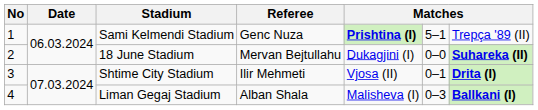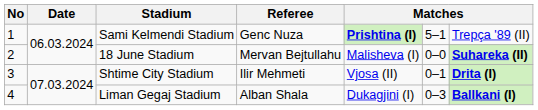(381, 54) Dukagjini (I) -> (383, 54) Malisheva (I)
(383, 94) Malisheva (I) -> (381, 94) Dukagjini (I)
